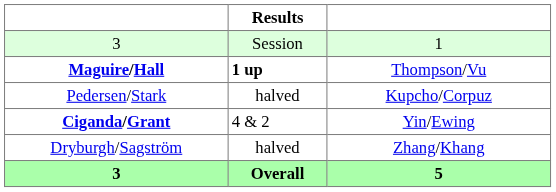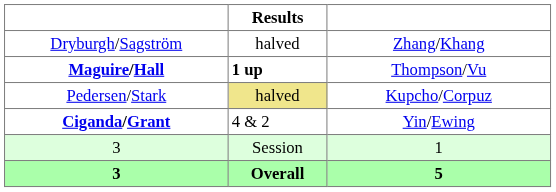rows swapped: (116, 147) <-> (116, 43)
(278, 95) no background -> (278, 95) khaki background
